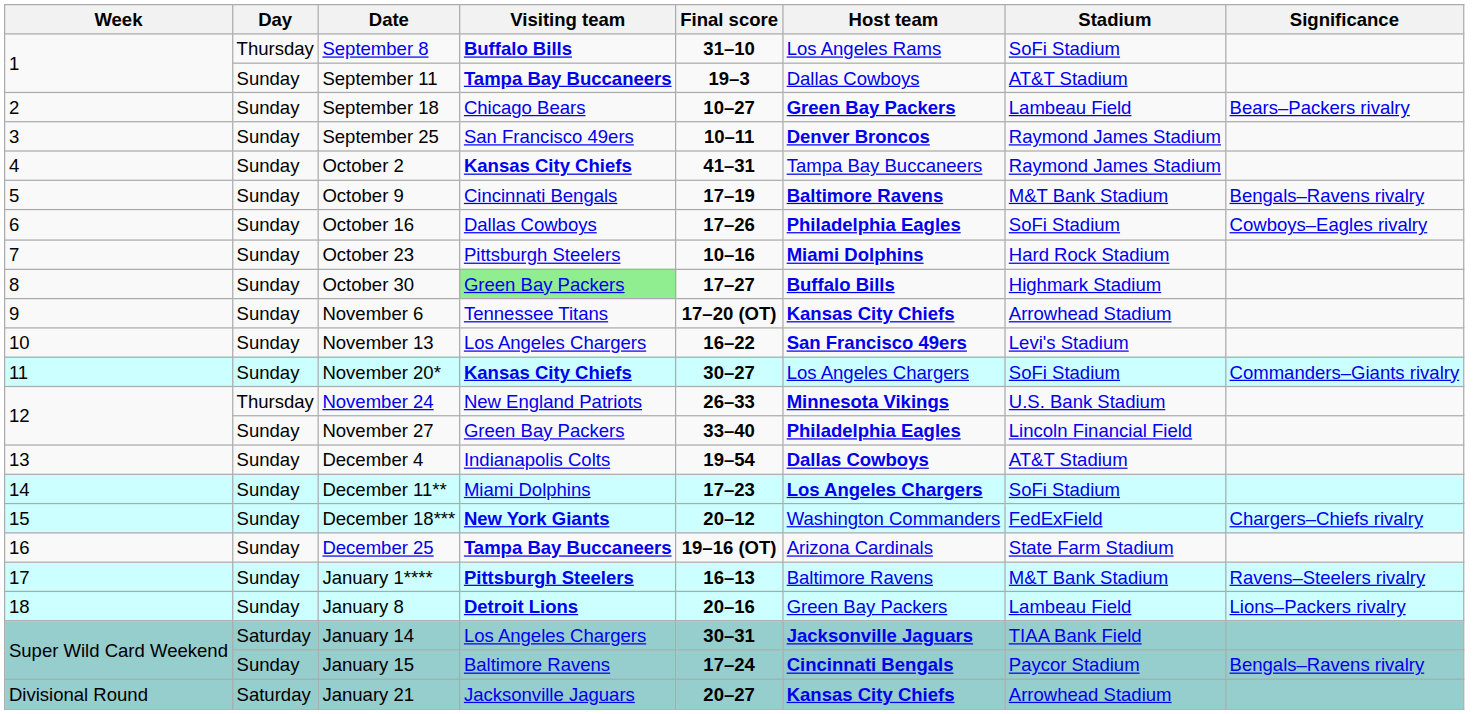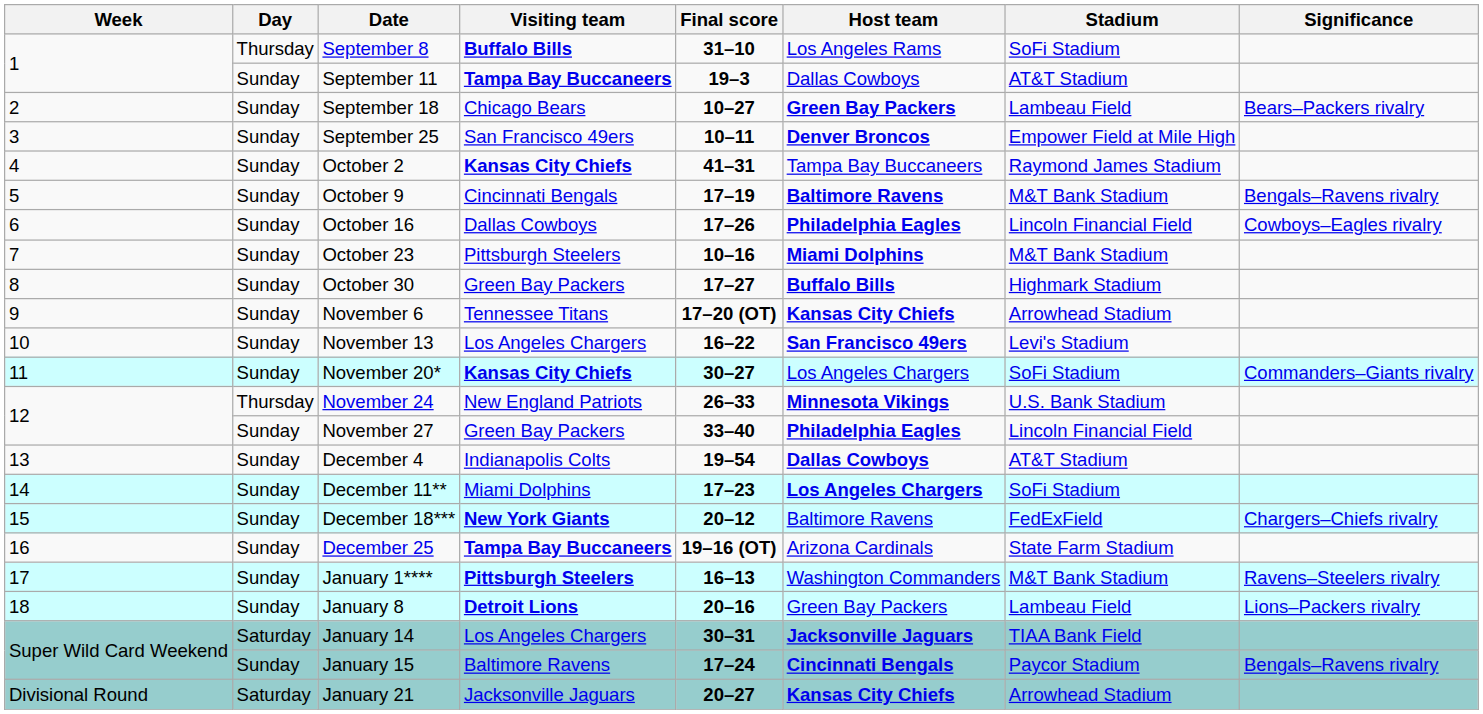(1115, 137) Raymond James Stadium -> (1122, 137) Empower Field at Mile High
(1064, 225) SoFi Stadium -> (1100, 225) Lincoln Financial Field
(1089, 254) Hard Rock Stadium -> (1088, 254) M&T Bank Stadium
(544, 284) lightgreen background -> (544, 284) no background
(893, 519) Washington Commanders -> (860, 519) Baltimore Ravens
(860, 577) Baltimore Ravens -> (893, 577) Washington Commanders
